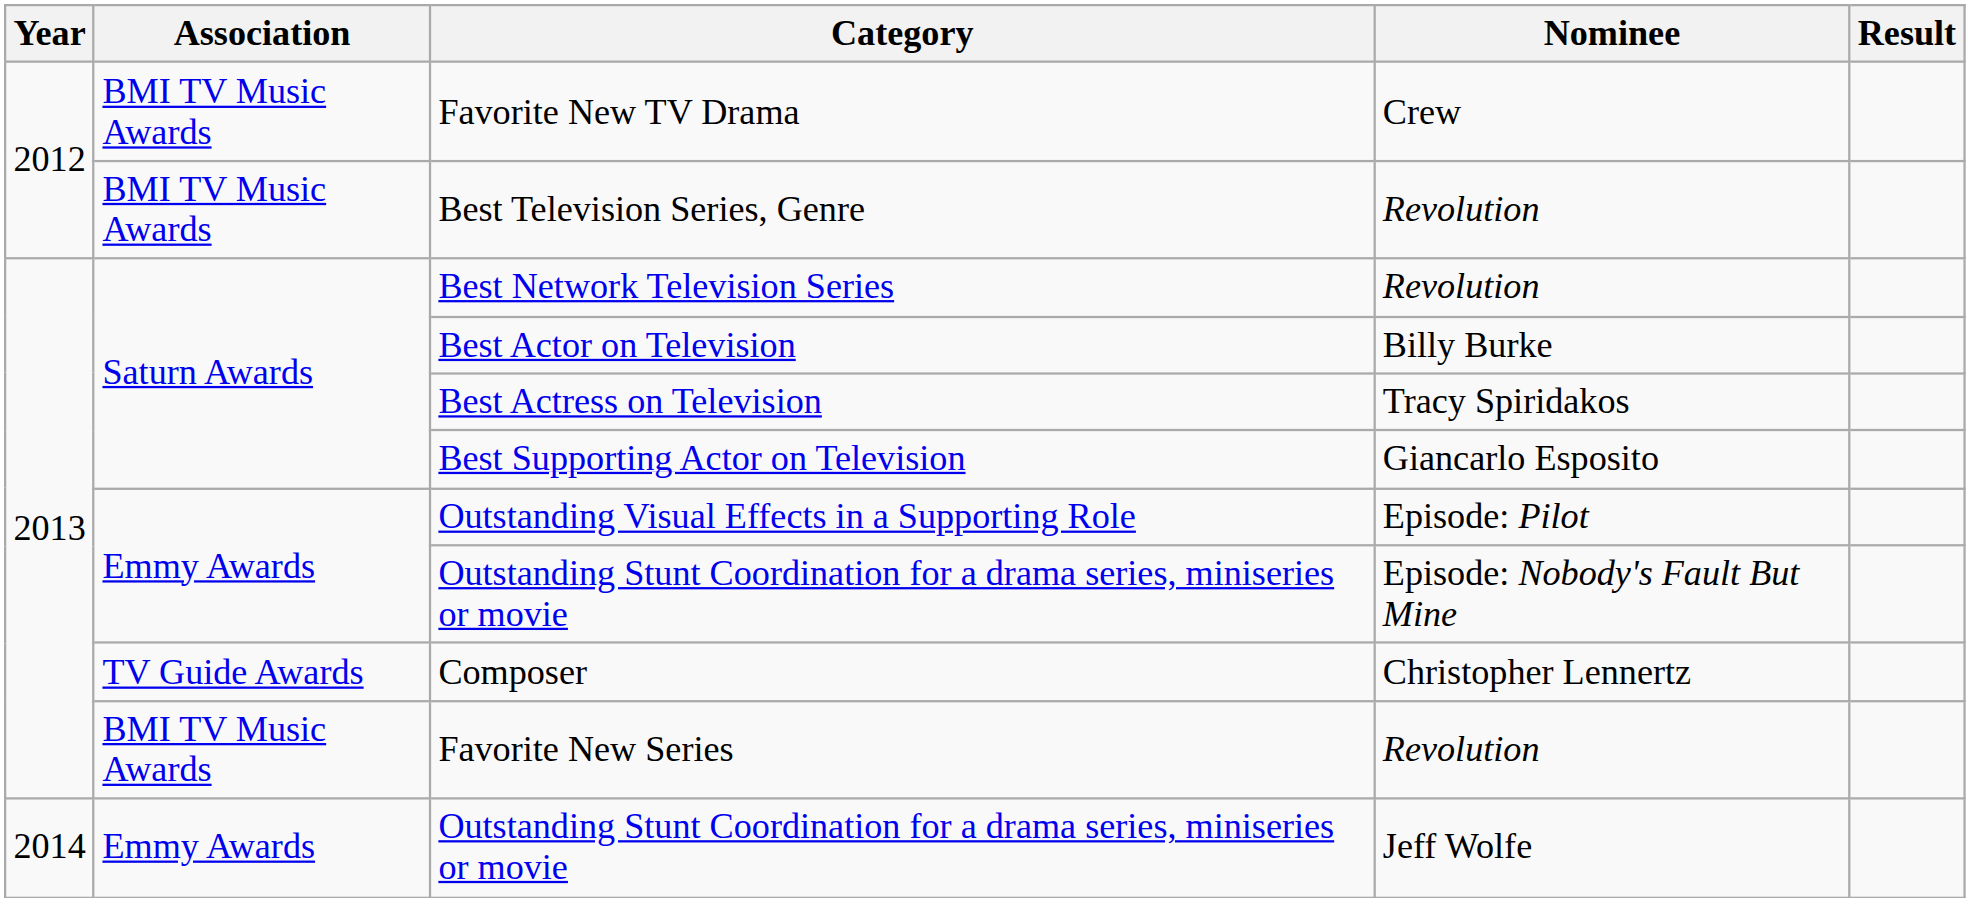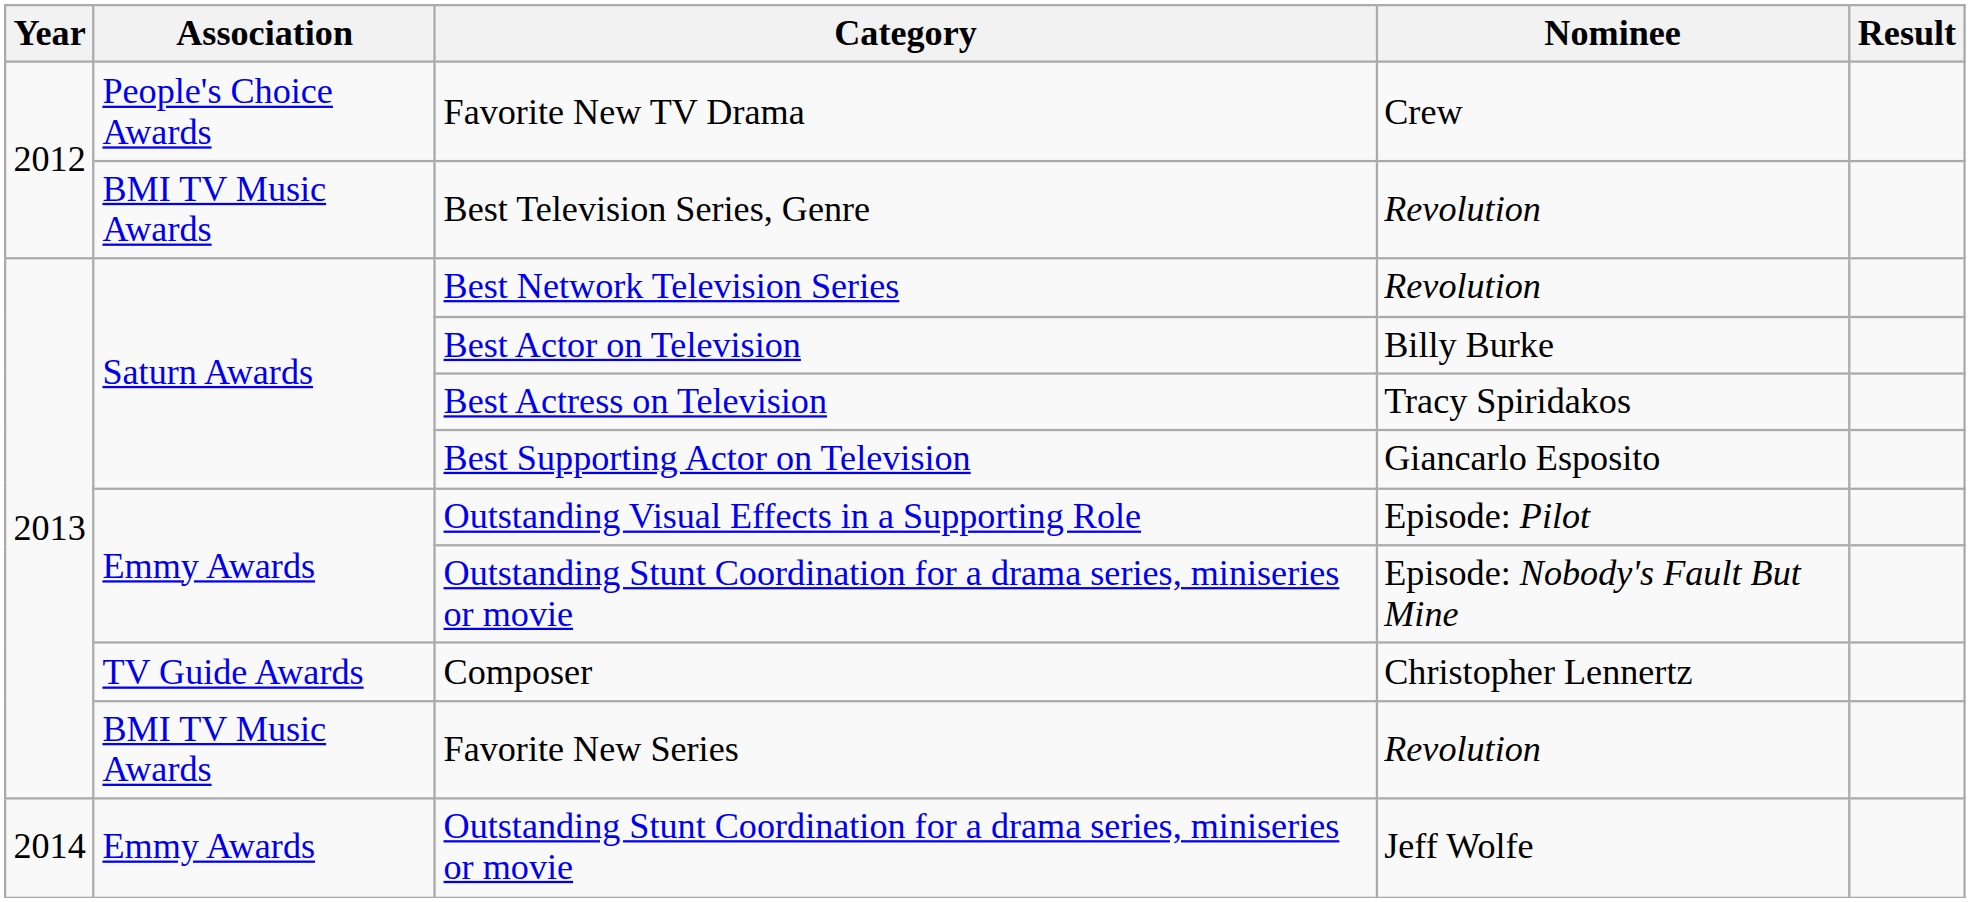(214, 110) BMI TV Music Awards -> (218, 110) People's Choice Awards
